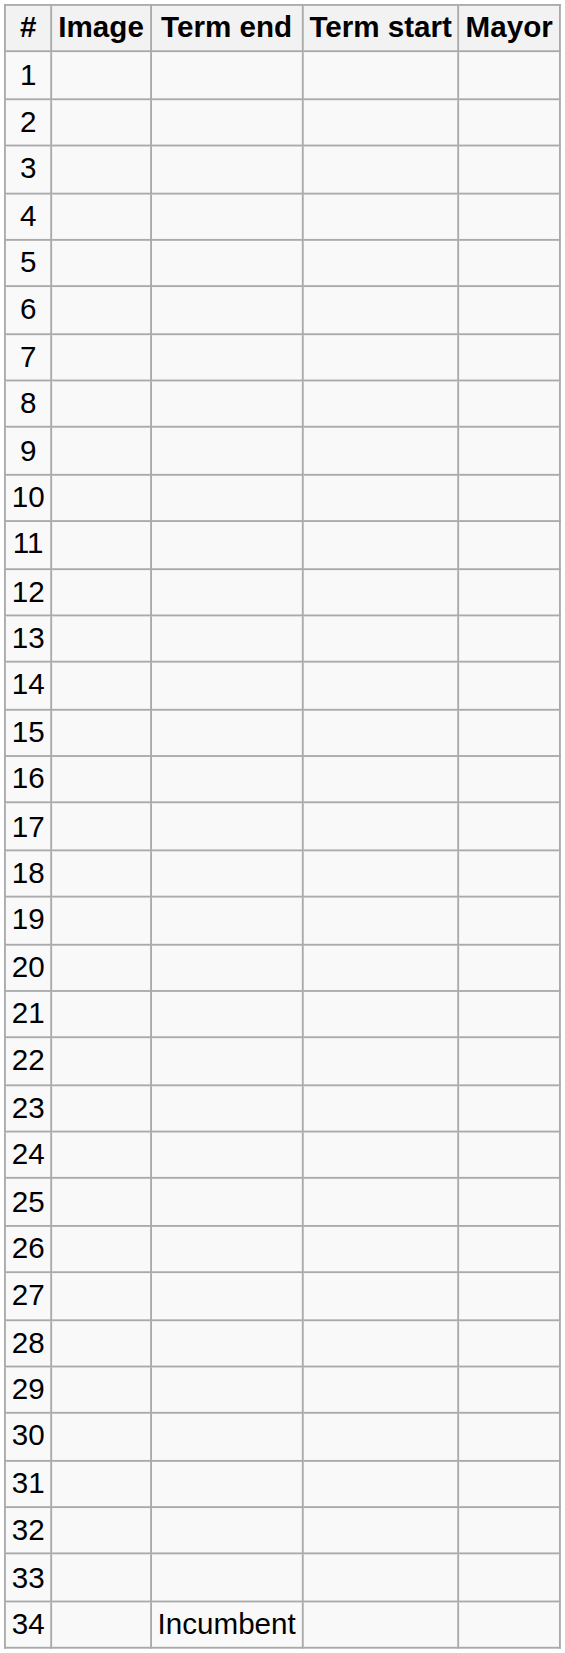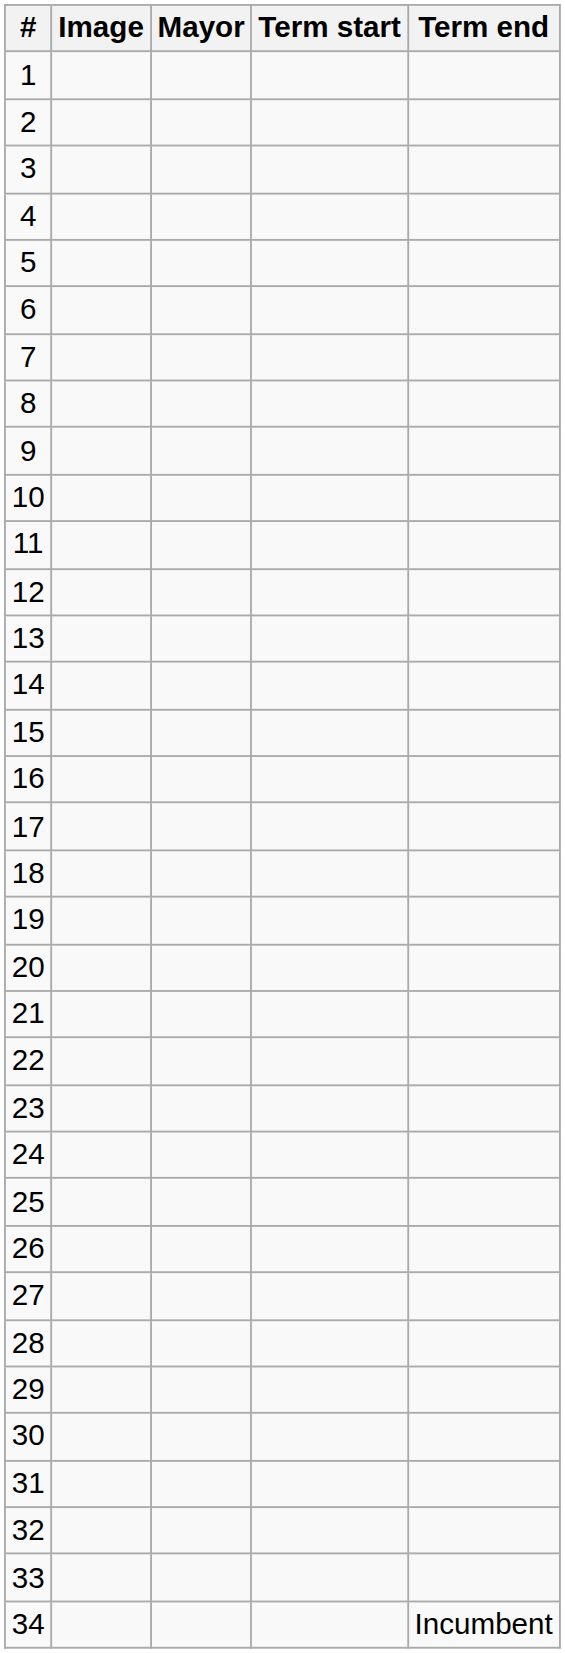columns swapped: (509, 27) <-> (227, 27)
